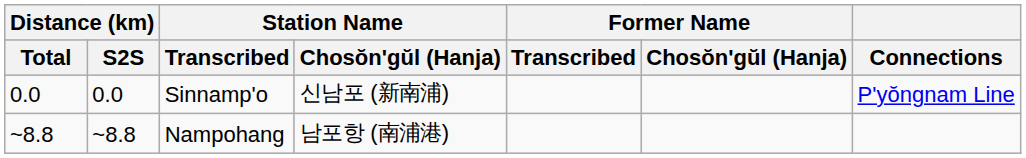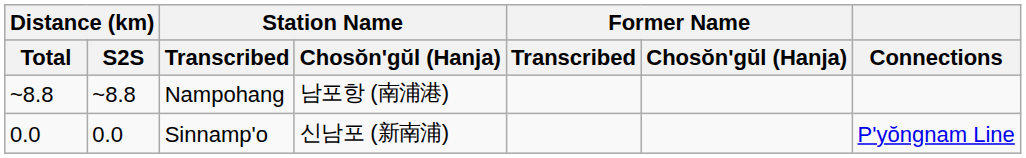rows swapped: (216, 94) <-> (225, 134)
